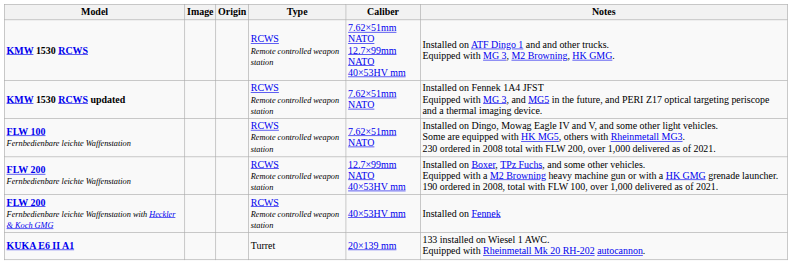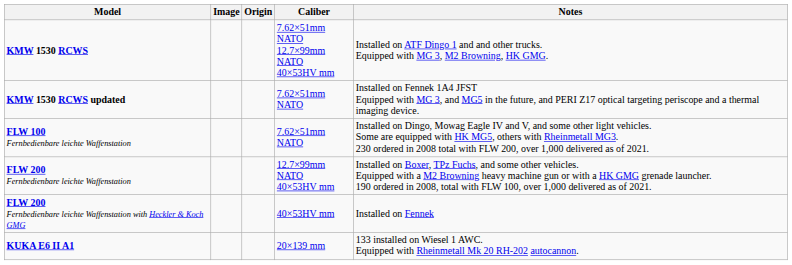- column: (297, 12)
